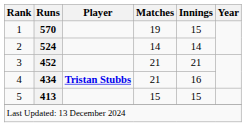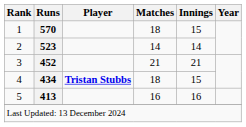(155, 29) 19 -> (155, 29) 18
(48, 46) 524 -> (48, 46) 523
(155, 79) 21 -> (155, 79) 18
(196, 79) 16 -> (196, 79) 15
(155, 96) 15 -> (155, 96) 16
(196, 96) 15 -> (196, 96) 16
